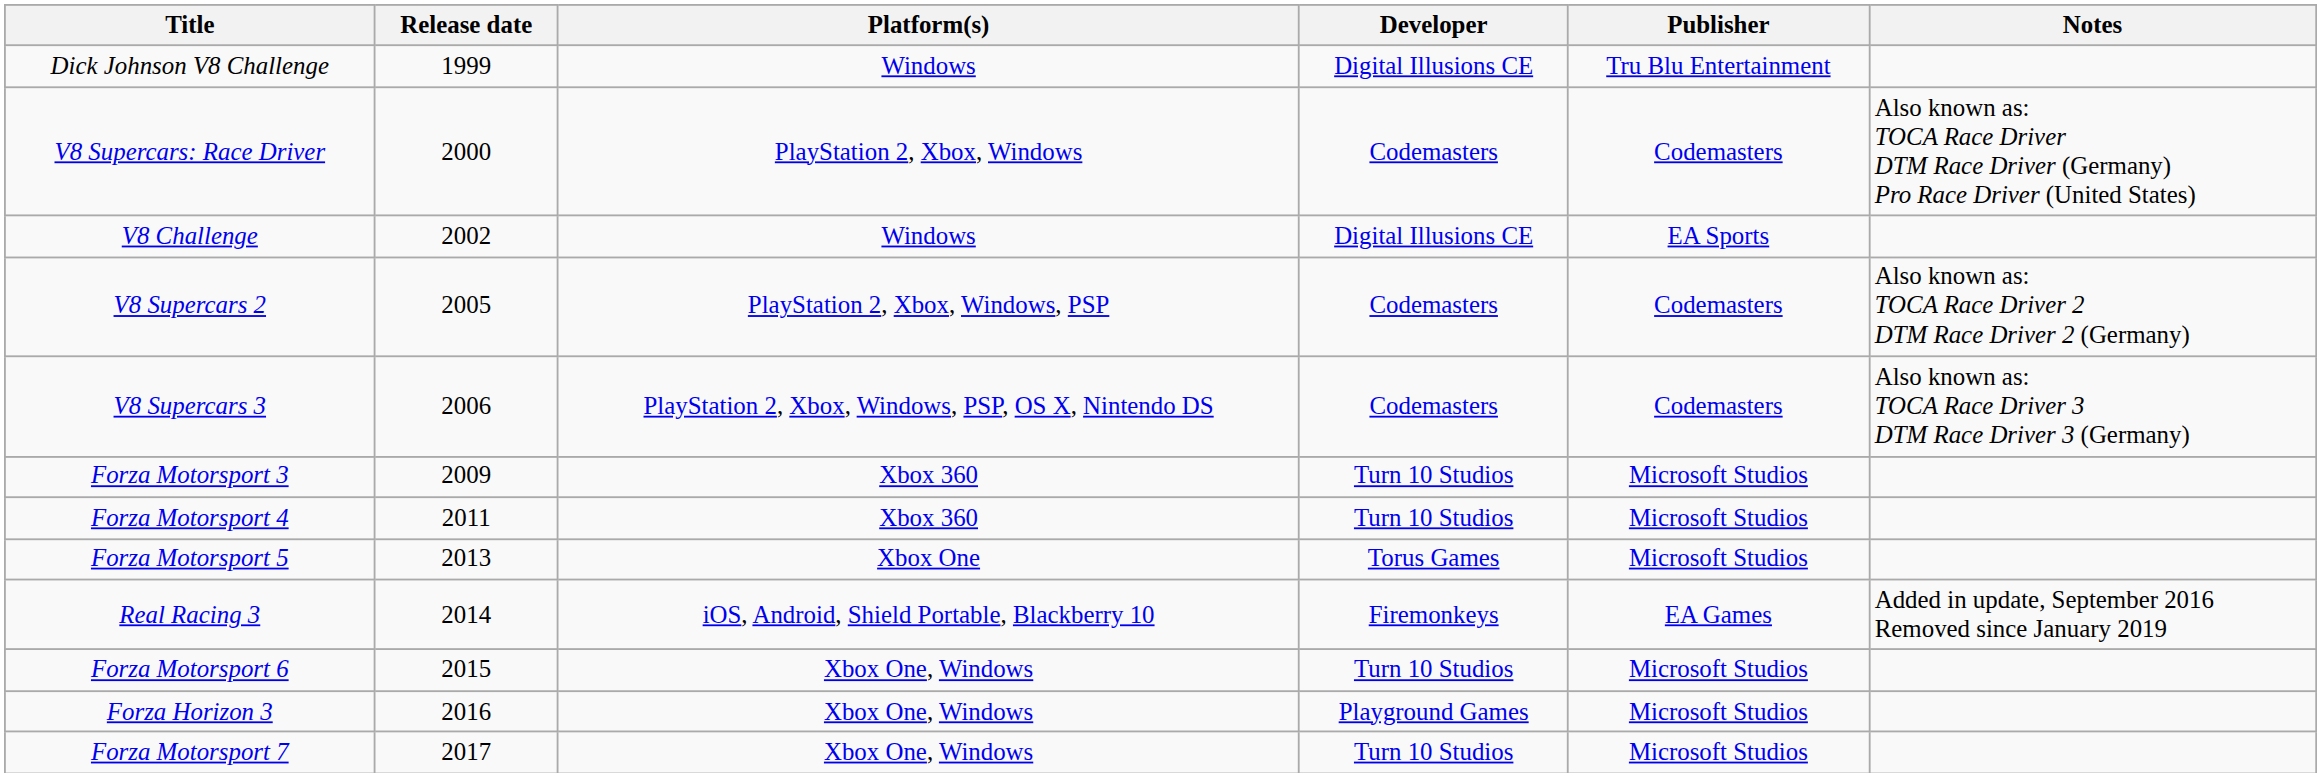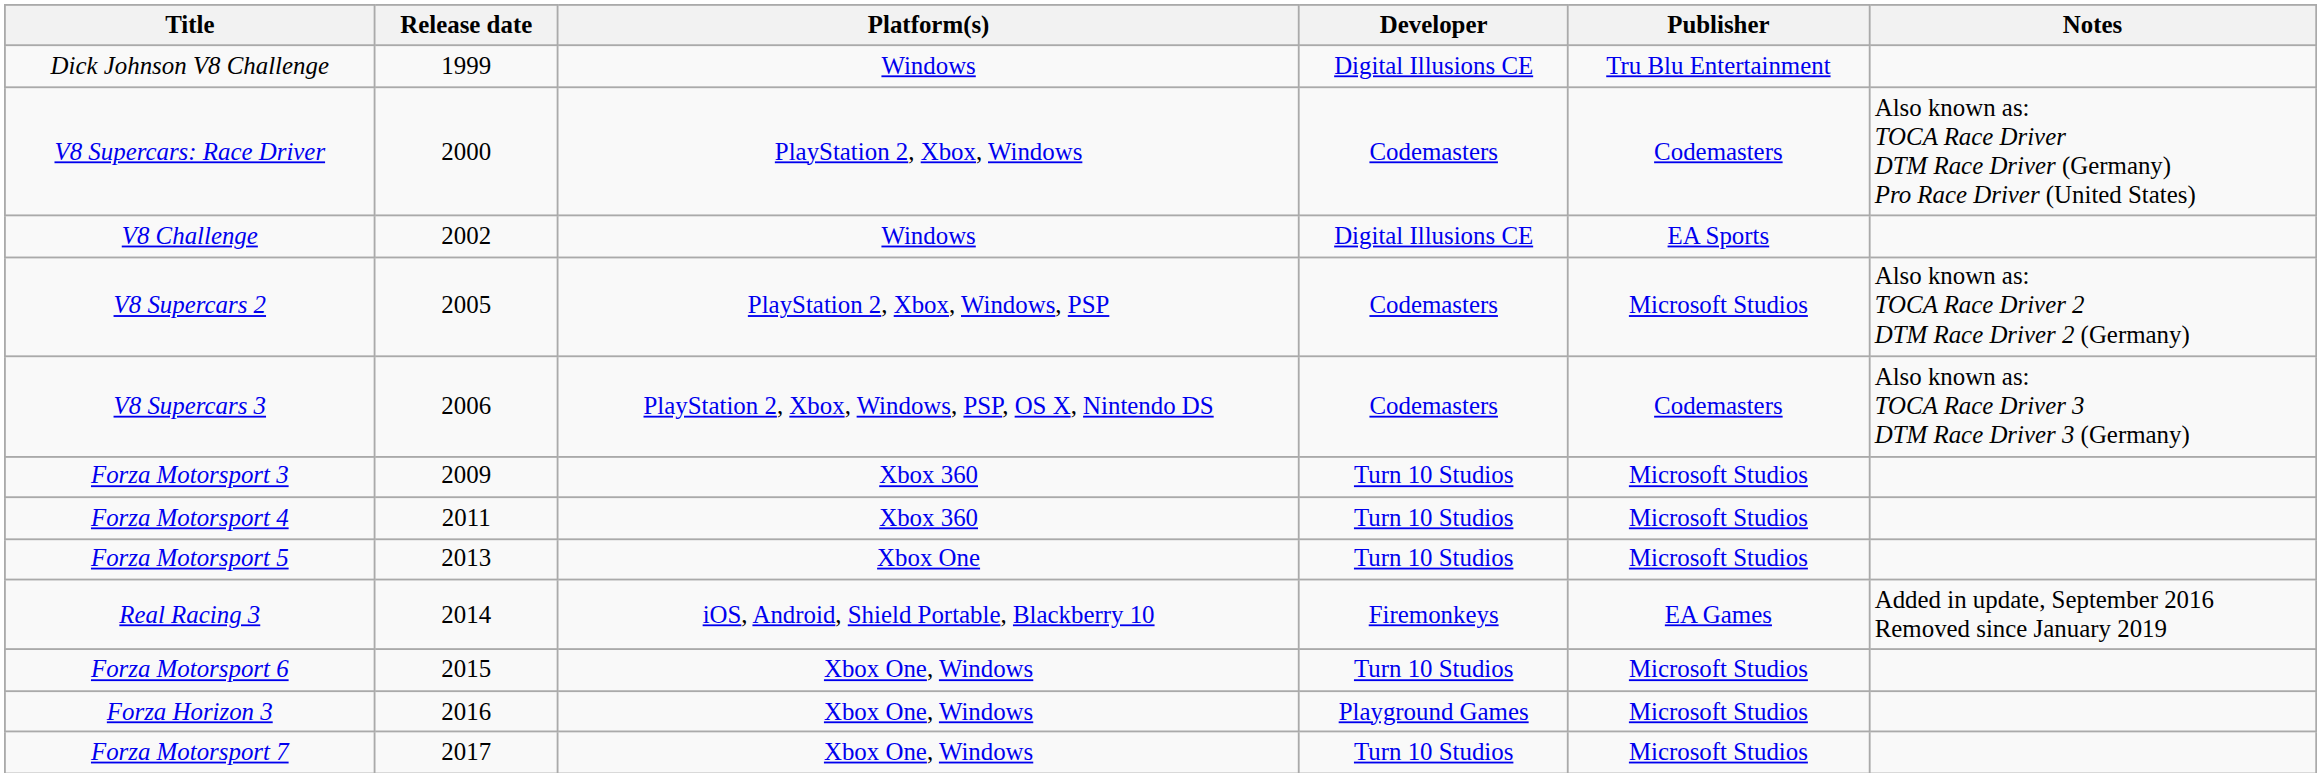(1718, 305) Codemasters -> (1718, 305) Microsoft Studios
(1434, 558) Torus Games -> (1434, 558) Turn 10 Studios
